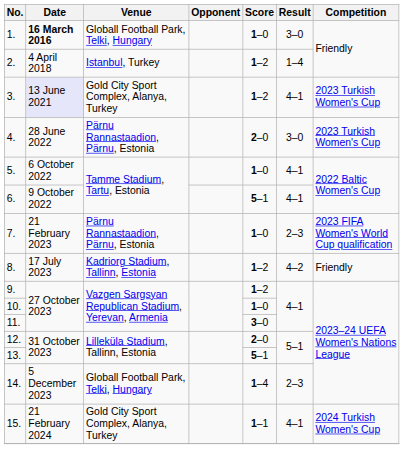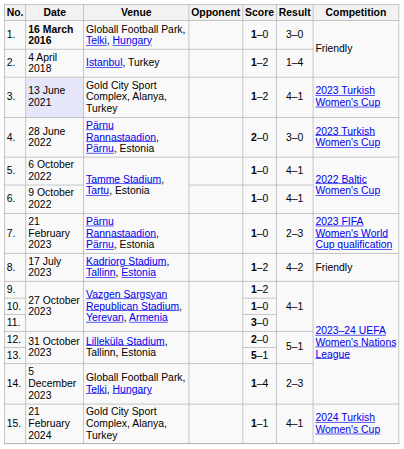(260, 199) 5–1 -> (260, 199) 1–0
